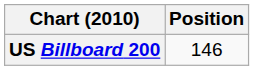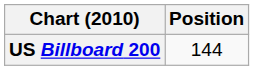(207, 49) 146 -> (207, 49) 144
